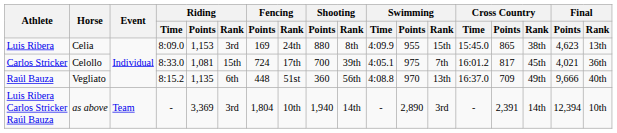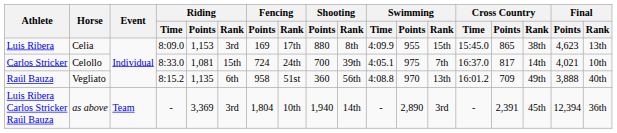(292, 46) 24th -> (292, 46) 17th
(292, 63) 17th -> (292, 63) 24th
(474, 63) 16:01.2 -> (474, 63) 16:37.0
(537, 63) 45th -> (537, 63) 14th
(598, 63) 36th -> (598, 63) 10th
(262, 79) 448 -> (262, 79) 958
(474, 79) 16:37.0 -> (474, 79) 16:01.2
(567, 79) 9,666 -> (567, 79) 3,888
(537, 108) 14th -> (537, 108) 45th
(598, 108) 10th -> (598, 108) 36th
